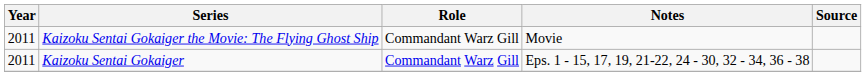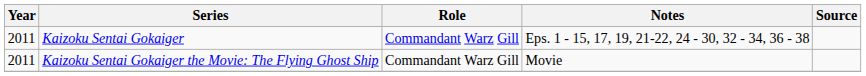rows swapped: (113, 60) <-> (210, 37)
